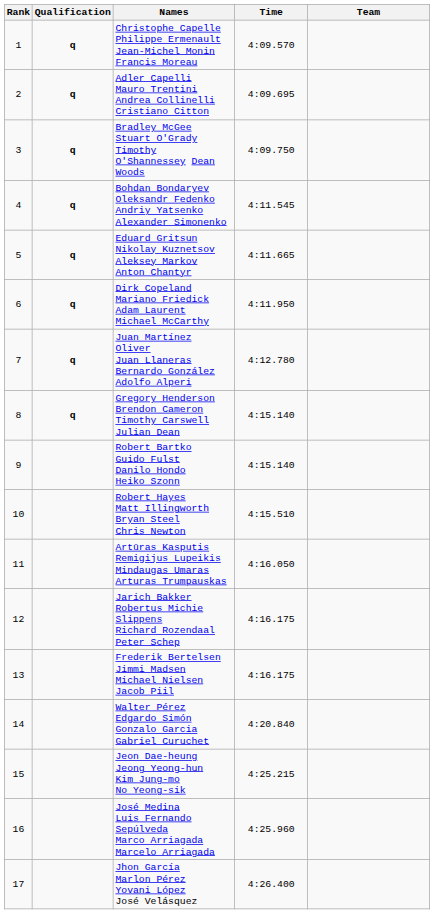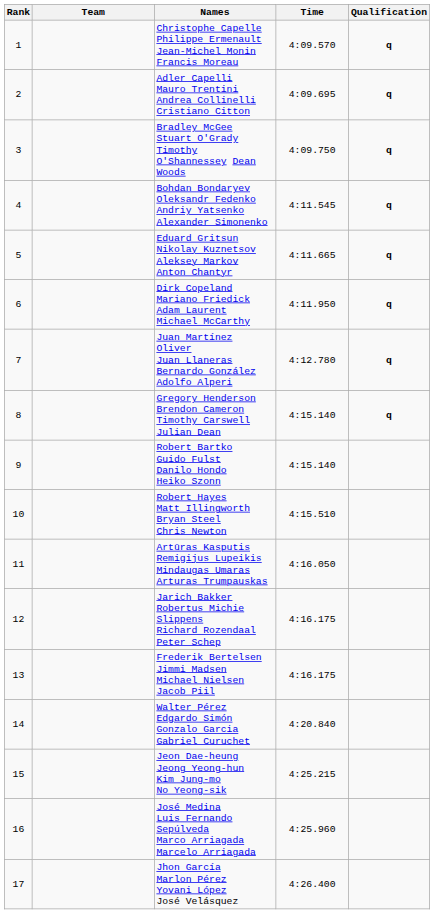columns swapped: (368, 12) <-> (73, 12)
